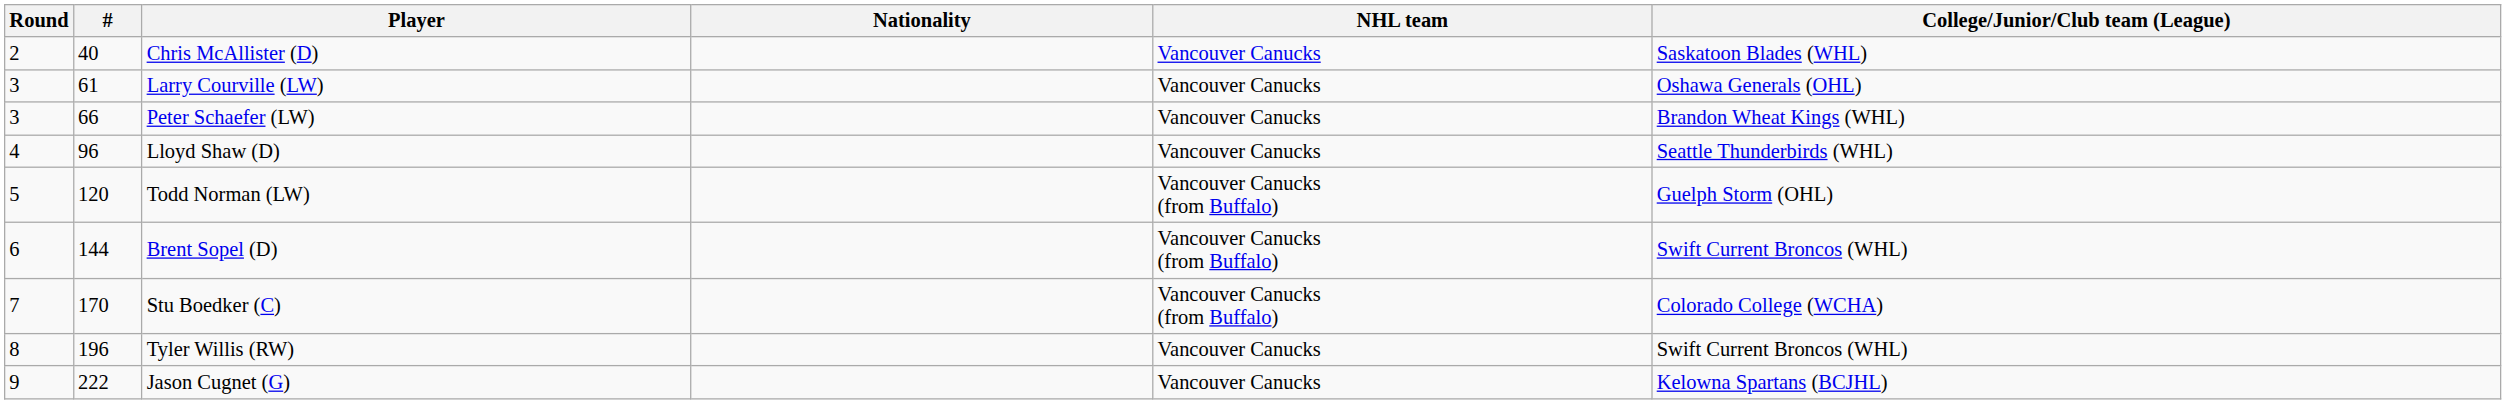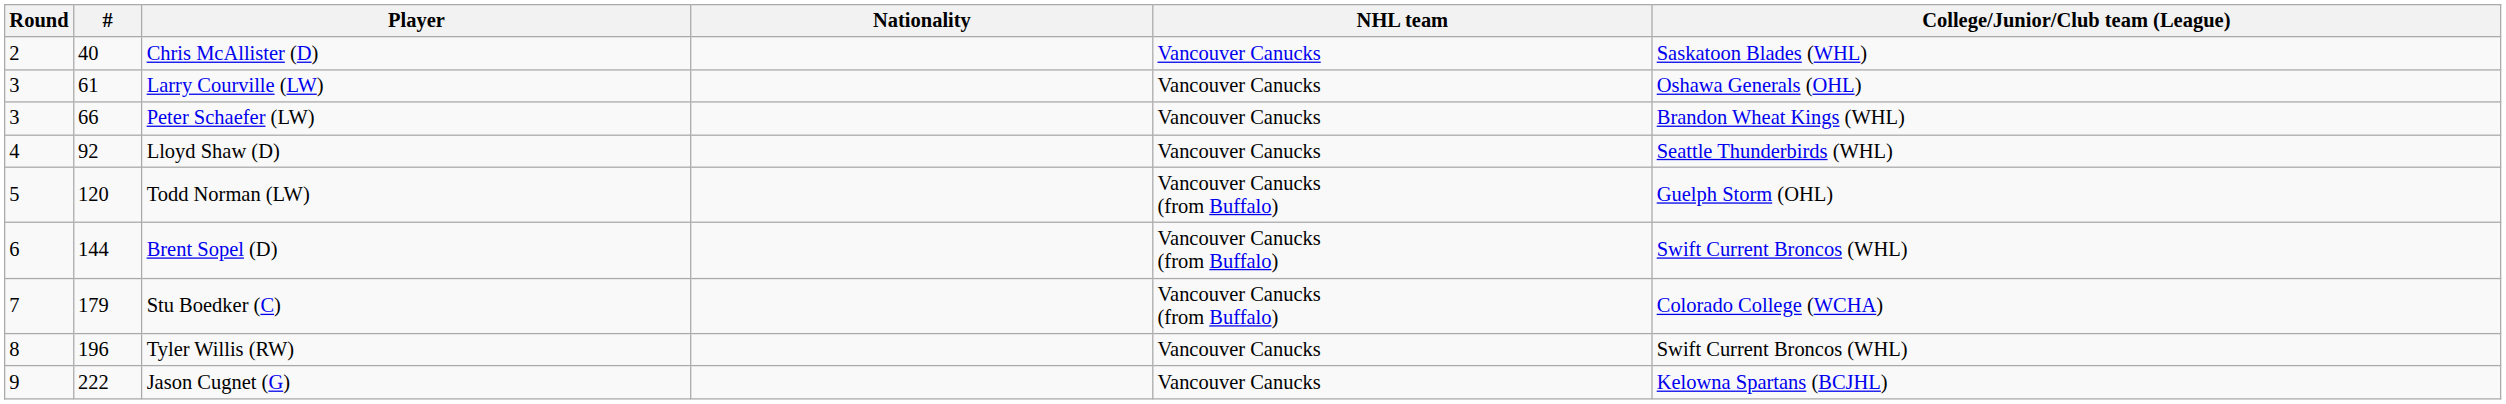(88, 150) 96 -> (88, 150) 92
(93, 305) 170 -> (93, 305) 179
